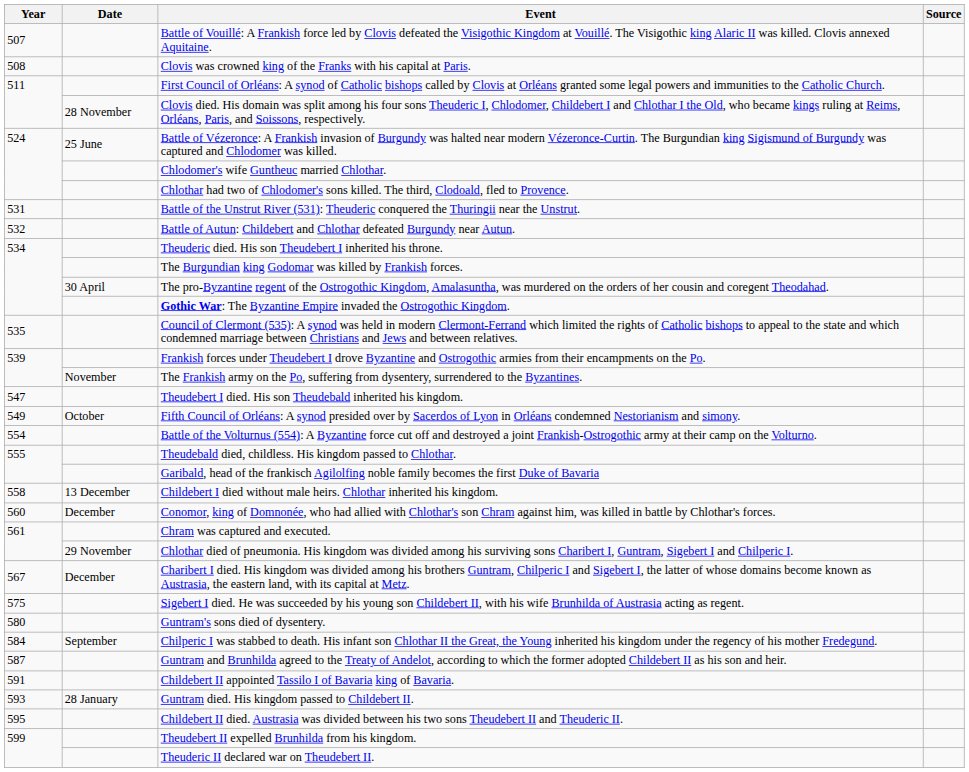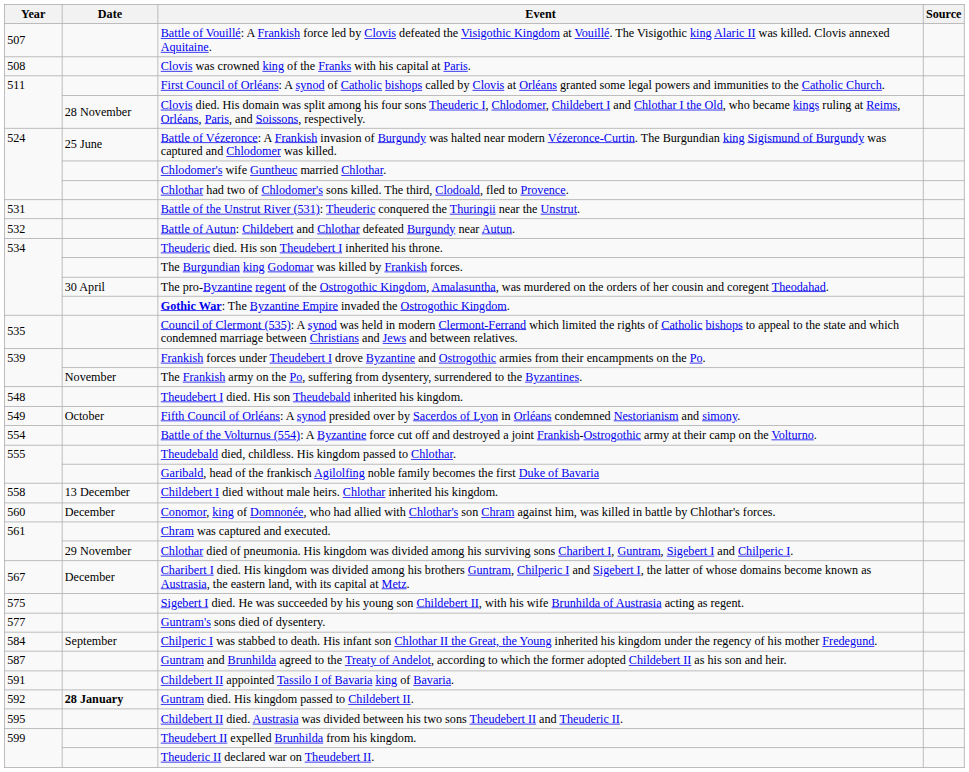(16, 396) 547 -> (16, 396) 548
(16, 622) 580 -> (16, 622) 577
(16, 699) 593 -> (16, 699) 592
(91, 699) normal -> (94, 699) bold
